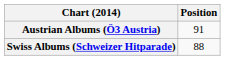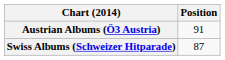(199, 47) 88 -> (199, 47) 87
